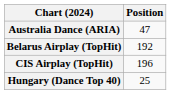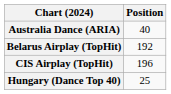(145, 30) 47 -> (145, 30) 40
